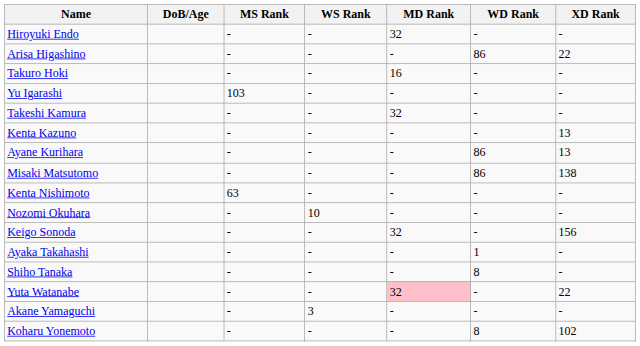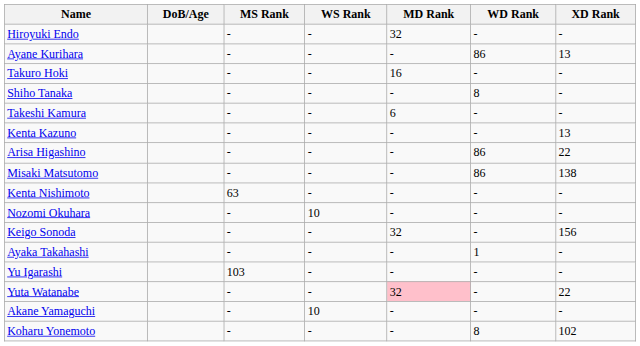rows swapped: (46, 54) <-> (45, 153)
rows swapped: (35, 93) <-> (40, 271)
(396, 113) 32 -> (393, 113) 6
(311, 311) 3 -> (314, 311) 10
